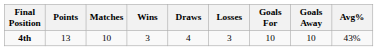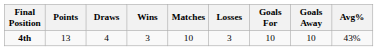columns swapped: (107, 17) <-> (188, 17)
